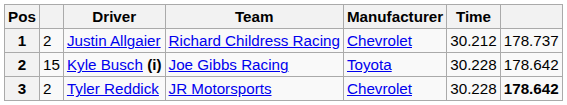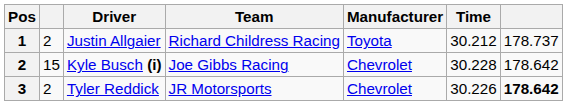(379, 41) Chevrolet -> (369, 41) Toyota
(369, 65) Toyota -> (379, 65) Chevrolet
(473, 89) 30.228 -> (473, 89) 30.226
